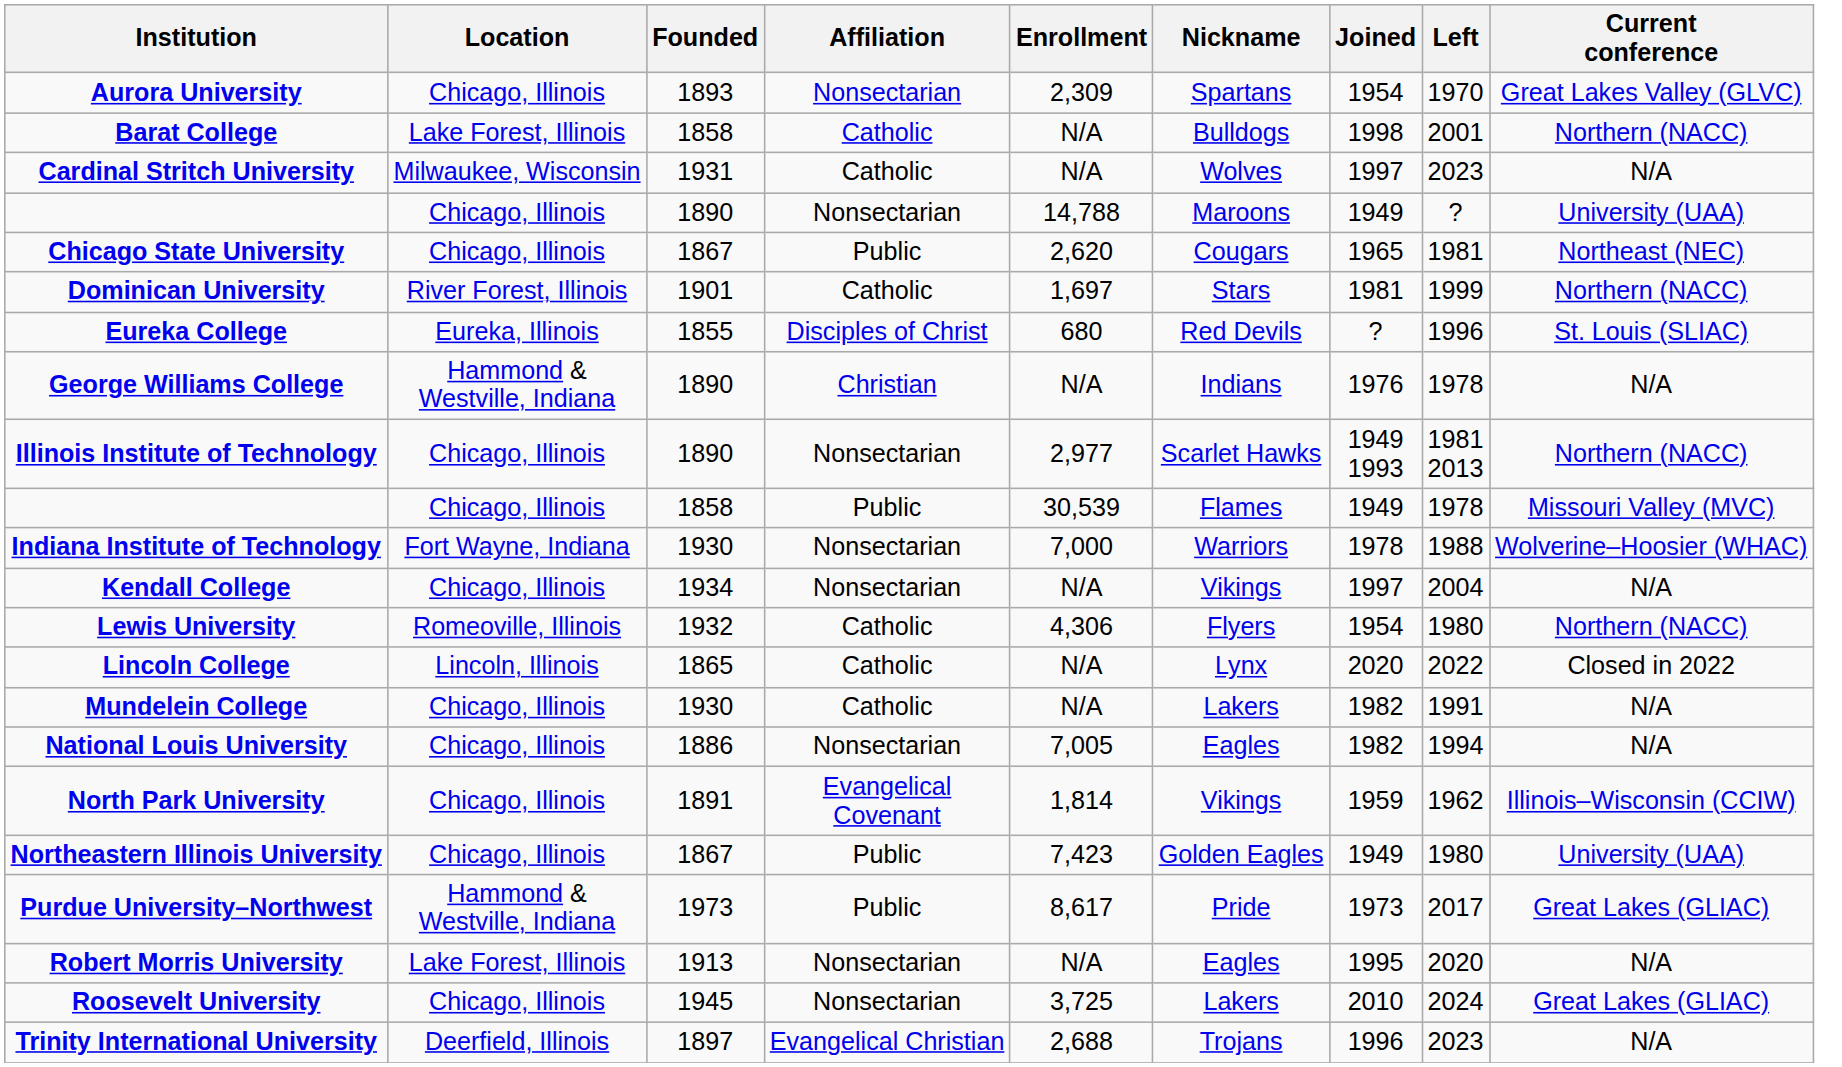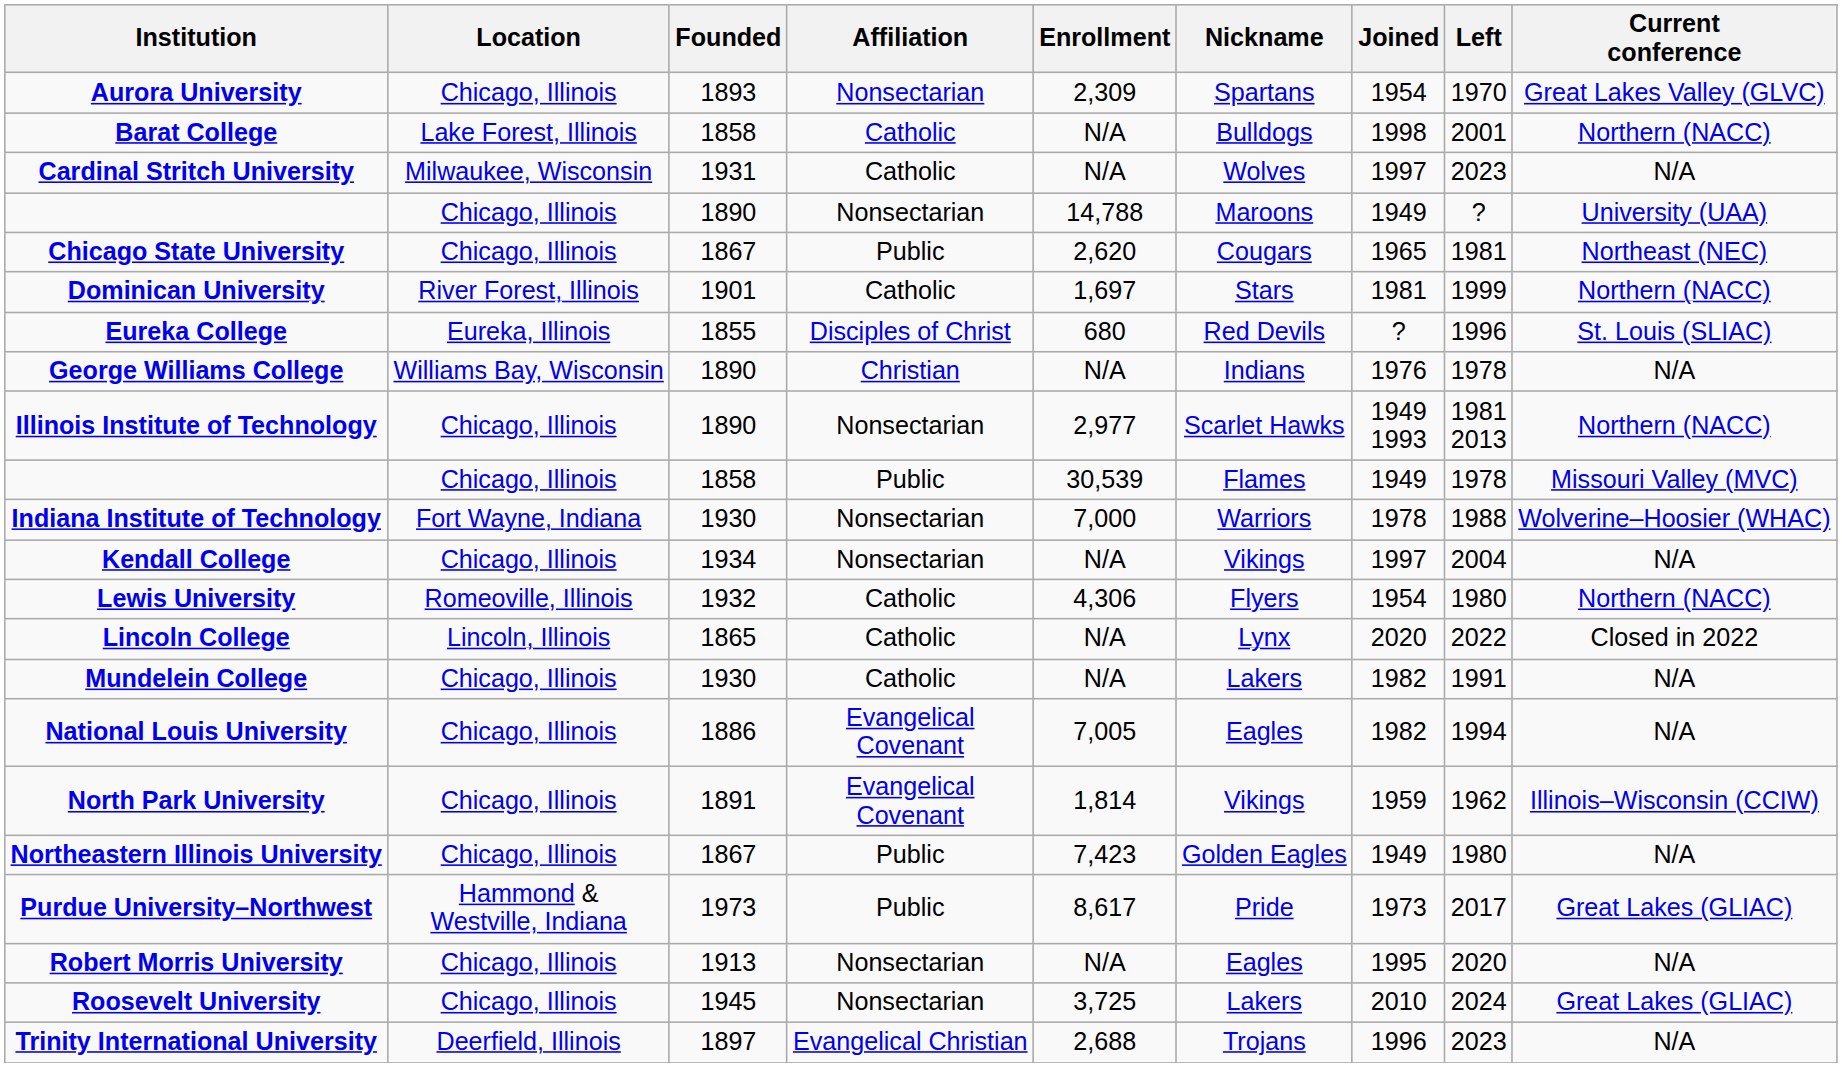(517, 385) Hammond & Westville, Indiana -> (529, 371) Williams Bay, Wisconsin
(887, 746) Nonsectarian -> (910, 732) Evangelical Covenant
(1651, 854) University (UAA) -> (1674, 854) N/A
(517, 962) Lake Forest, Illinois -> (529, 962) Chicago, Illinois
